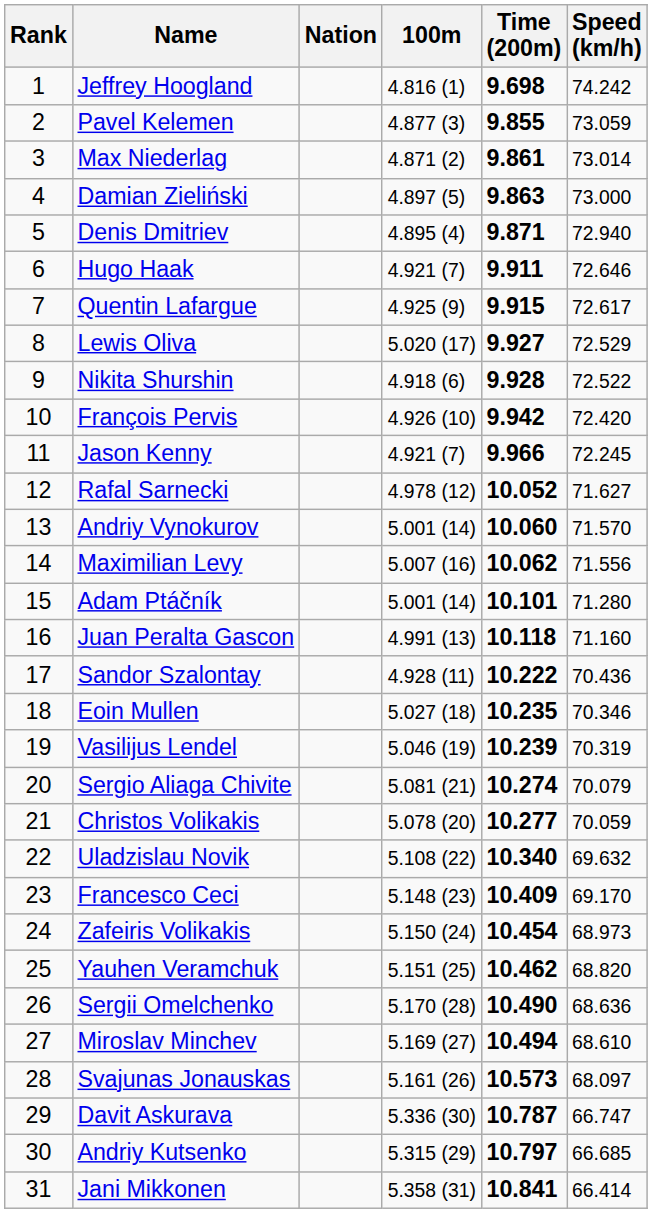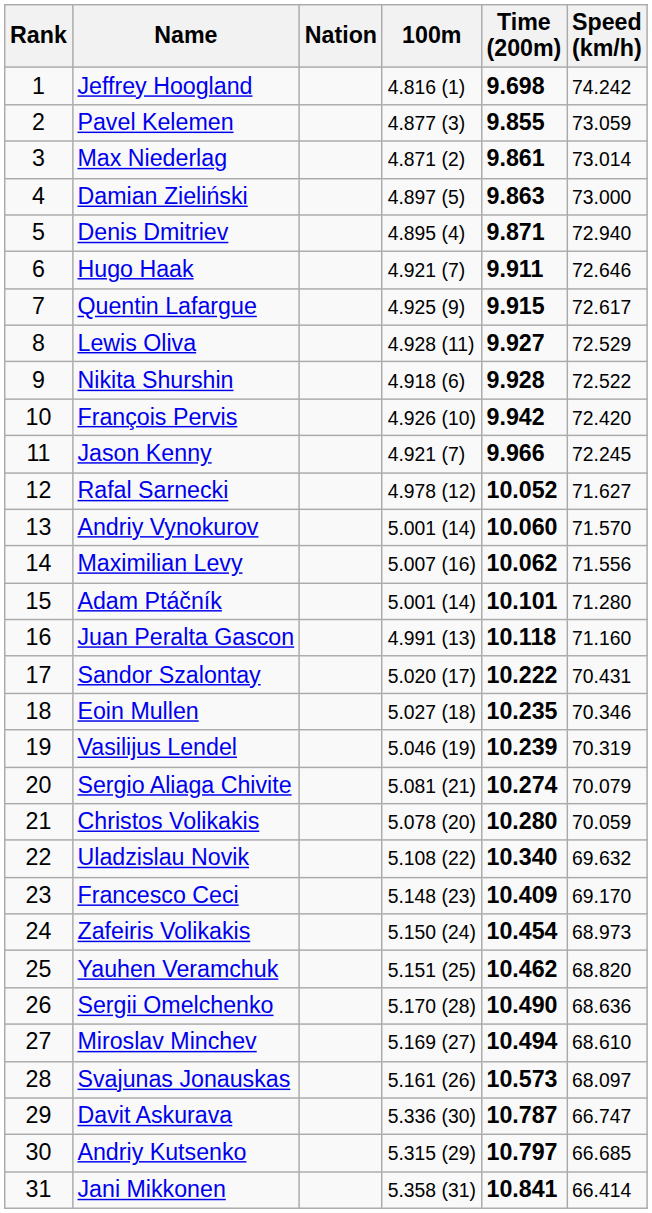(432, 344) 5.020 (17) -> (431, 344) 4.928 (11)
(431, 675) 4.928 (11) -> (432, 675) 5.020 (17)
(602, 675) 70.436 -> (602, 675) 70.431
(522, 821) 10.277 -> (522, 821) 10.280
